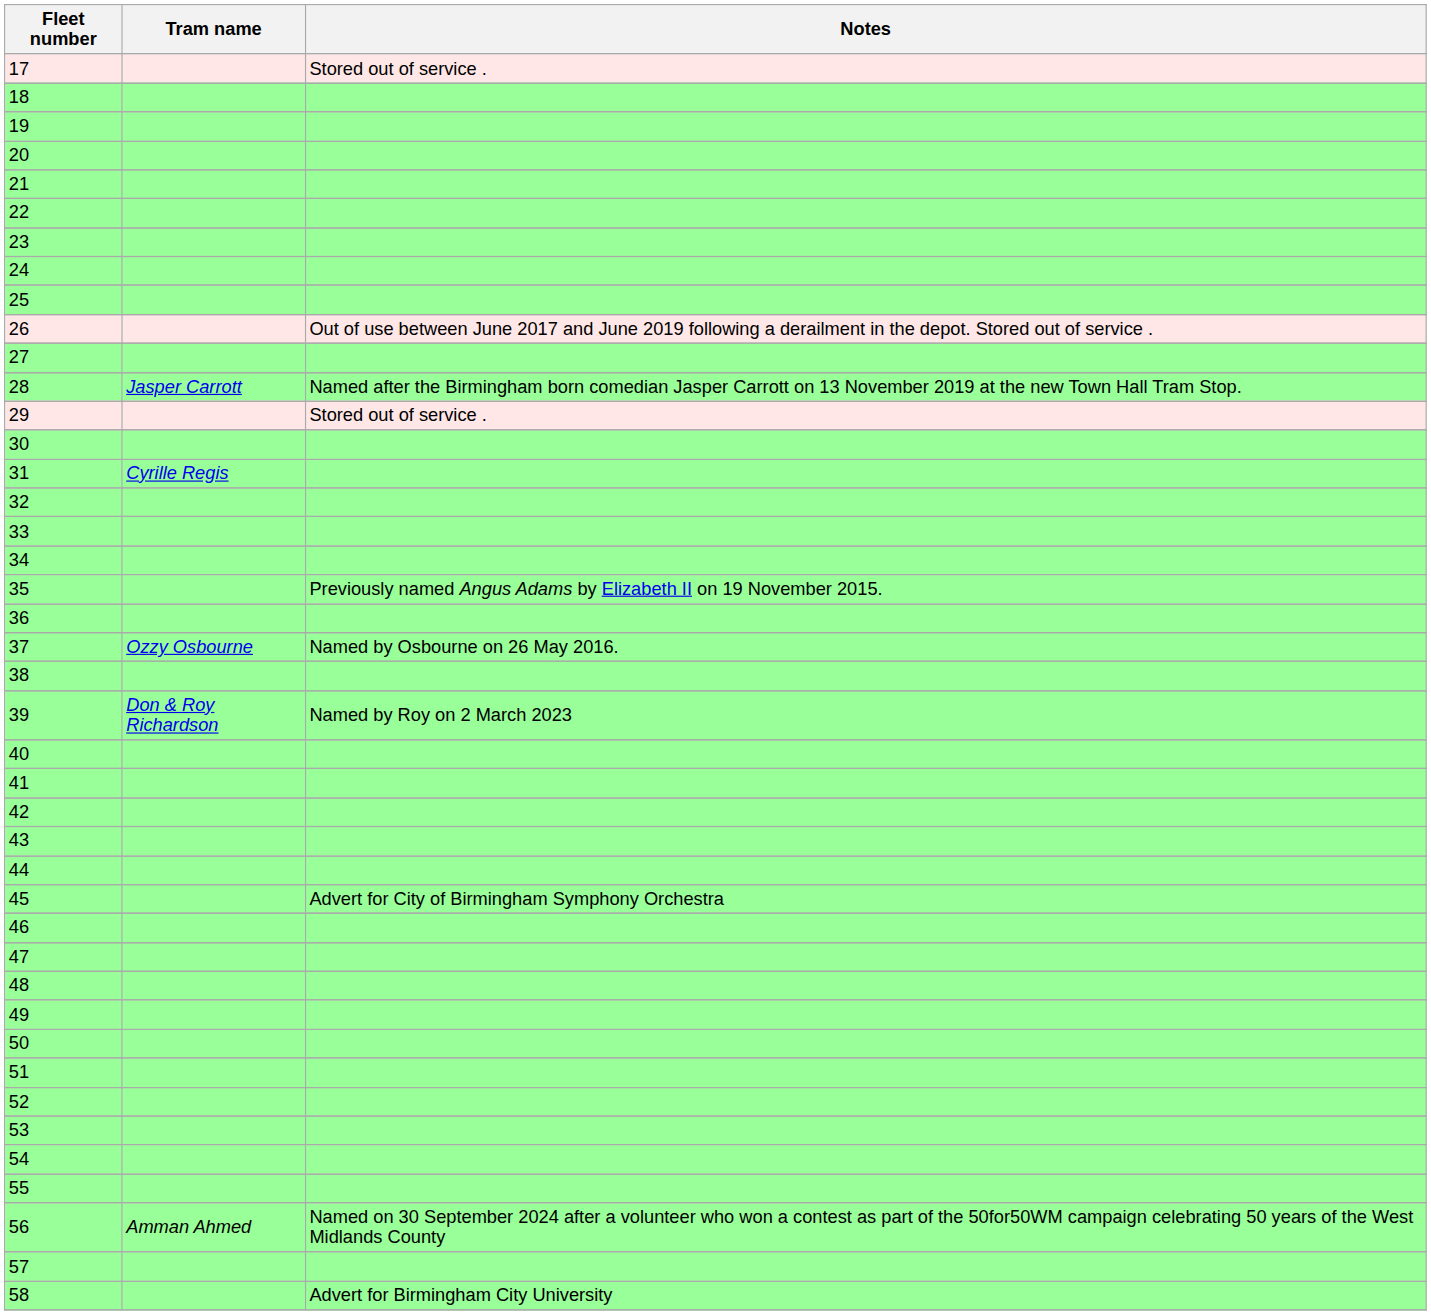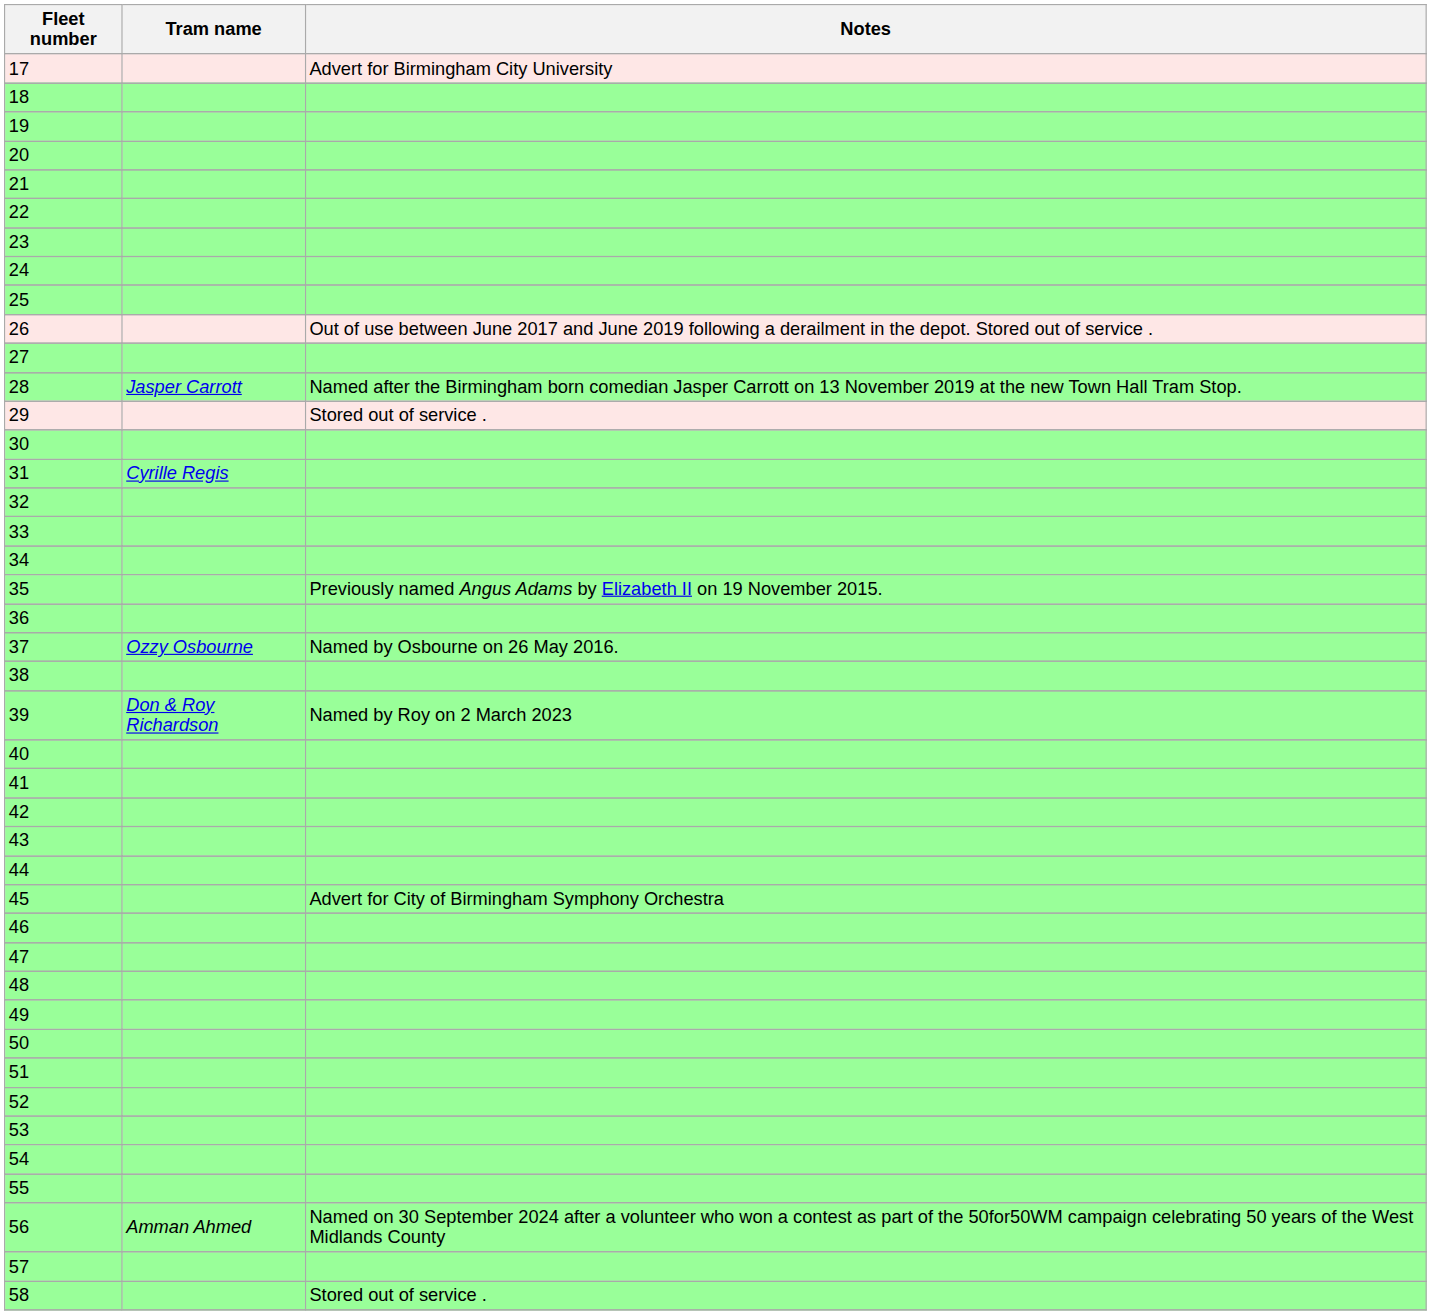(398, 68) Stored out of service . -> (461, 68) Advert for Birmingham City University
(461, 1295) Advert for Birmingham City University -> (398, 1295) Stored out of service .
